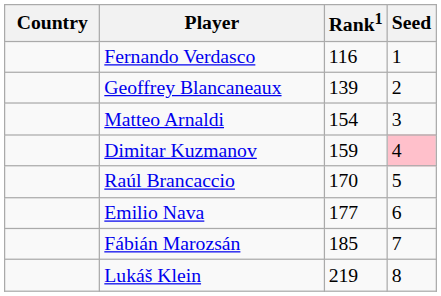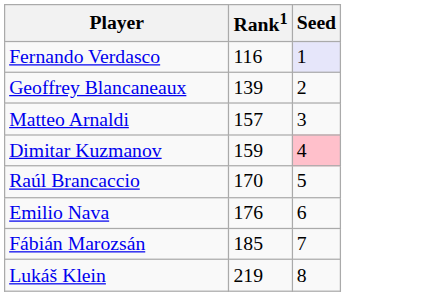- column: (52, 22)
(397, 56) no background -> (302, 56) lavender background
(343, 119) 154 -> (248, 119) 157
(343, 212) 177 -> (248, 212) 176
